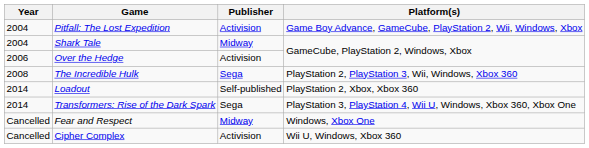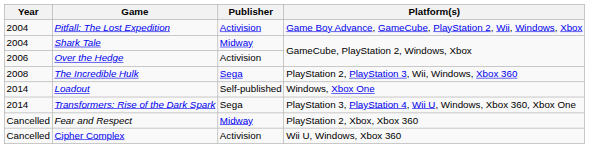(352, 89) PlayStation 2, Xbox, Xbox 360 -> (330, 89) Windows, Xbox One
(330, 120) Windows, Xbox One -> (352, 120) PlayStation 2, Xbox, Xbox 360
